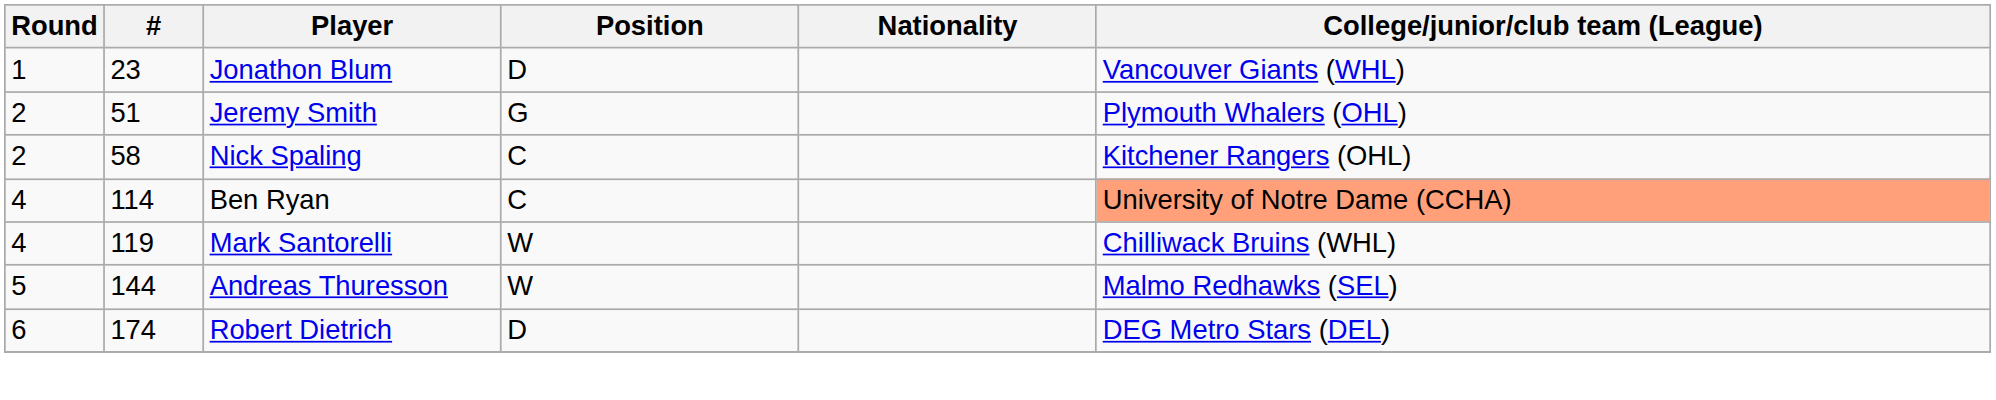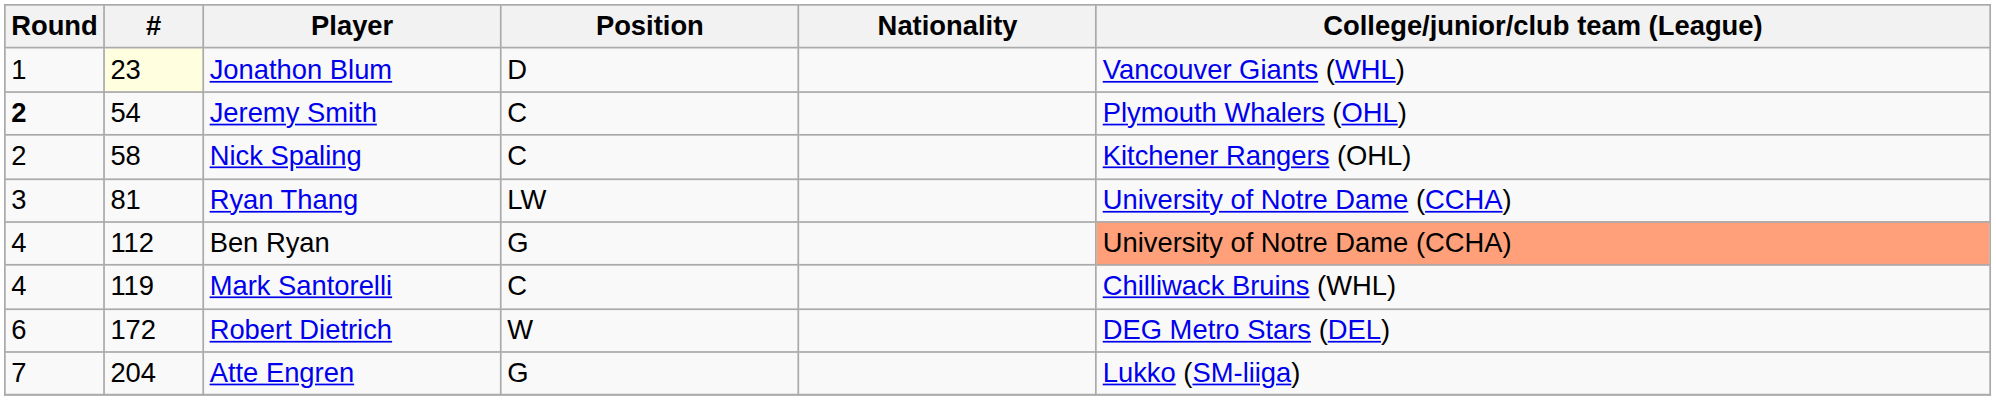(126, 69) no background -> (126, 69) lightyellow background
(19, 112) normal -> (19, 112) bold
(126, 112) 51 -> (126, 112) 54
(518, 112) G -> (517, 112) C
+ row: (284, 199)
(132, 199) 114 -> (132, 243) 112
(517, 199) C -> (518, 243) G
(520, 243) W -> (517, 286) C
- row: (329, 286)
(133, 329) 174 -> (133, 329) 172
(517, 329) D -> (520, 329) W
+ row: (282, 373)
